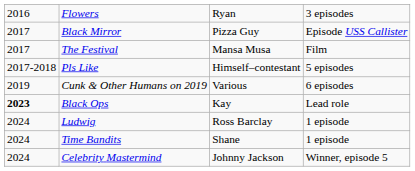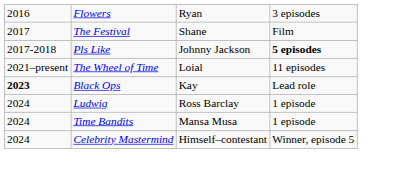- row: (91, 31)
(241, 49) Mansa Musa -> (193, 31) Shane
(256, 67) Himself–contestant -> (214, 49) Johnny Jackson
(330, 67) normal -> (297, 49) bold
- row: (134, 85)
+ row: (116, 67)
(226, 139) Shane -> (208, 121) Mansa Musa
(248, 157) Johnny Jackson -> (223, 139) Himself–contestant
